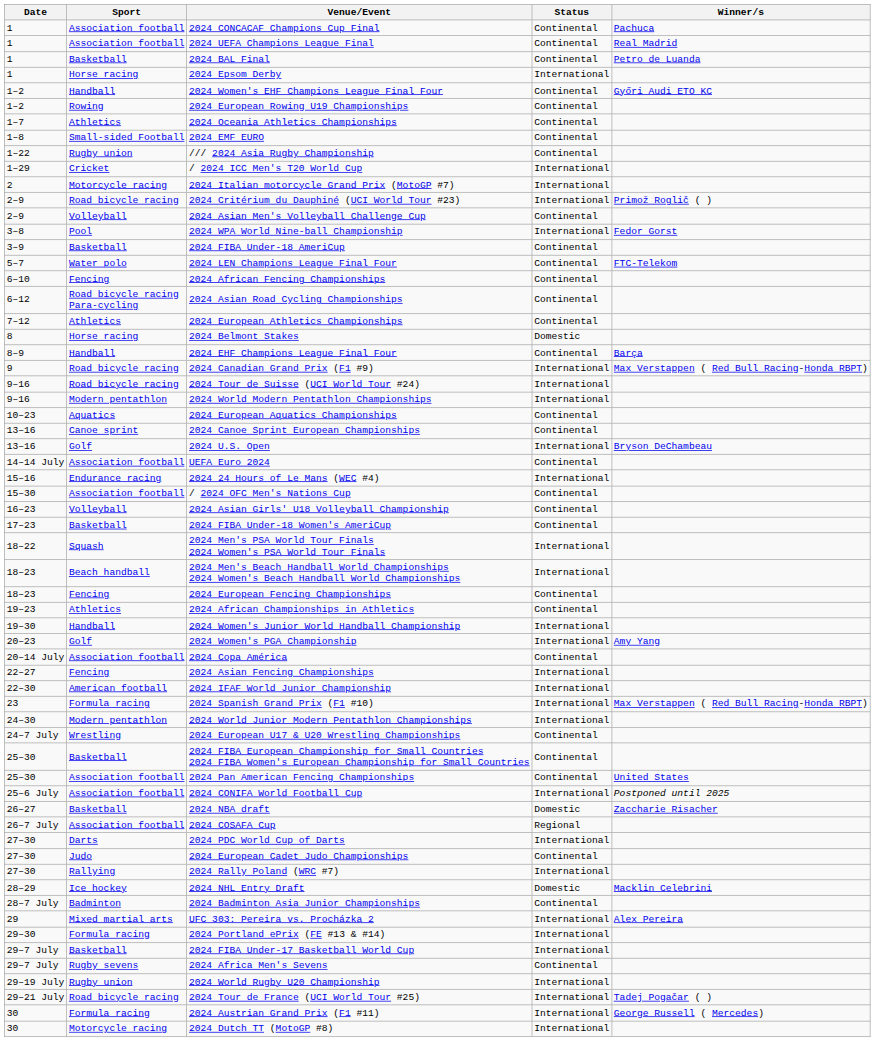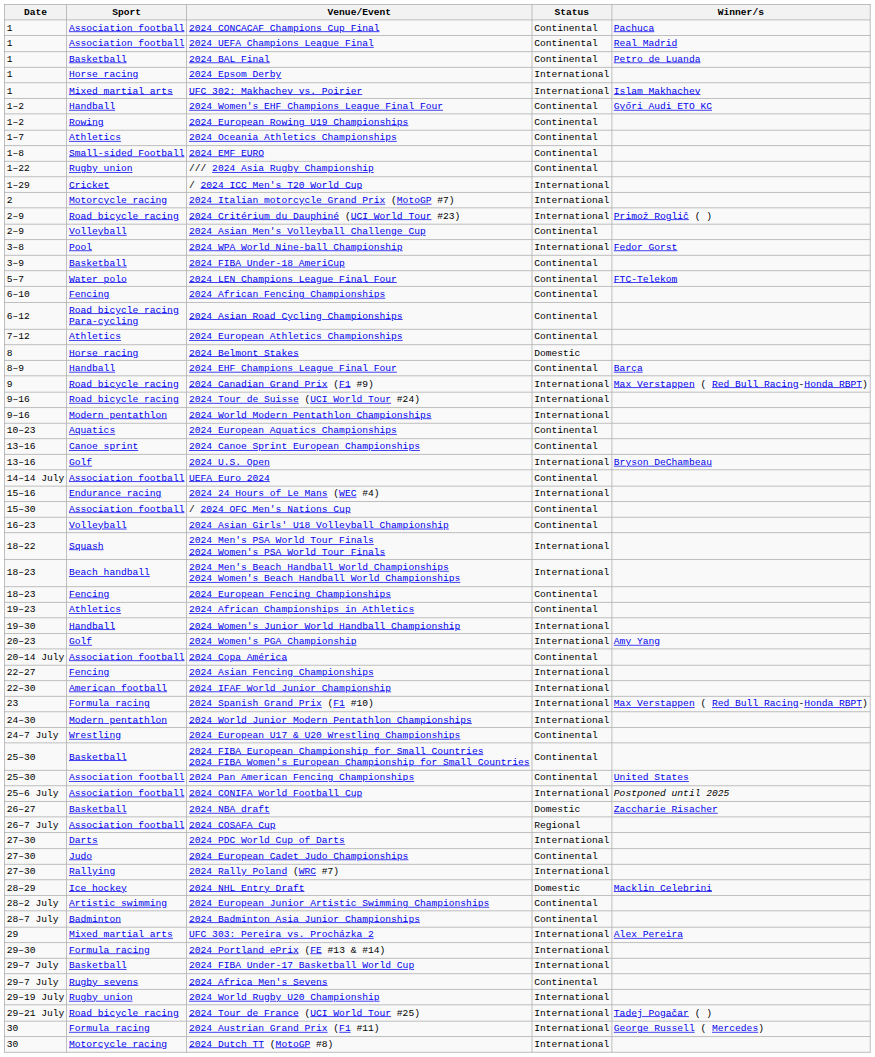+ row: (276, 91)
- row: (290, 525)
+ row: (339, 903)
